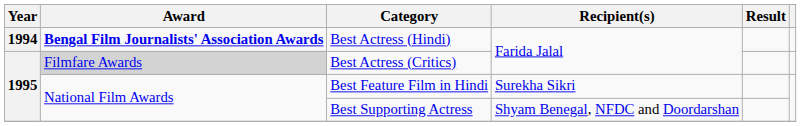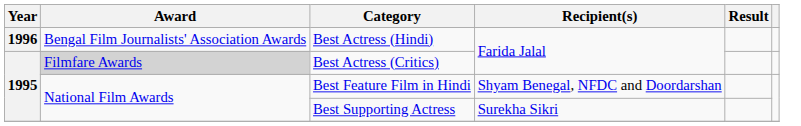(23, 39) 1994 -> (23, 39) 1996
(184, 39) bold -> (175, 39) normal
(535, 86) Surekha Sikri -> (600, 86) Shyam Benegal, NFDC and Doordarshan
(617, 109) Shyam Benegal, NFDC and Doordarshan -> (518, 109) Surekha Sikri
